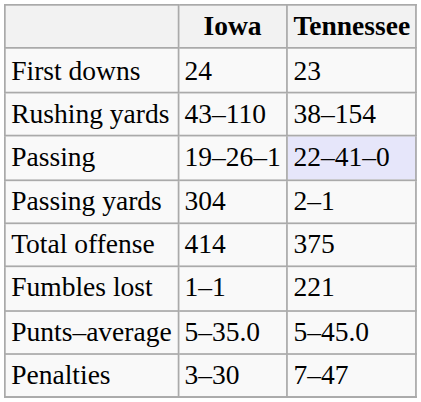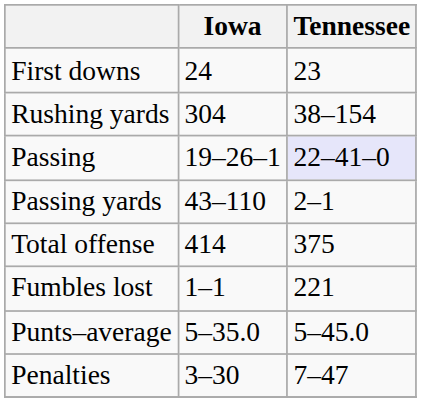(225, 113) 43–110 -> (205, 113) 304
(205, 200) 304 -> (225, 200) 43–110
